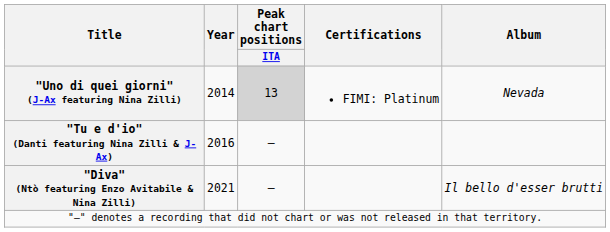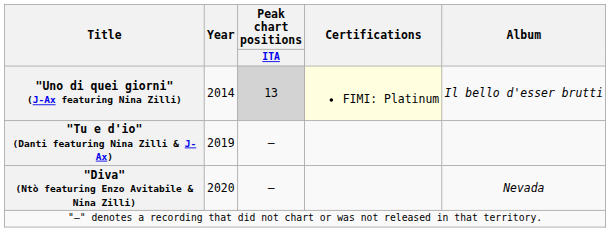(373, 100) no background -> (373, 100) lightyellow background
(524, 93) Nevada -> (524, 93) Il bello d'esser brutti
(221, 143) 2016 -> (221, 143) 2019
(221, 188) 2021 -> (221, 188) 2020
(524, 188) Il bello d'esser brutti -> (524, 188) Nevada
